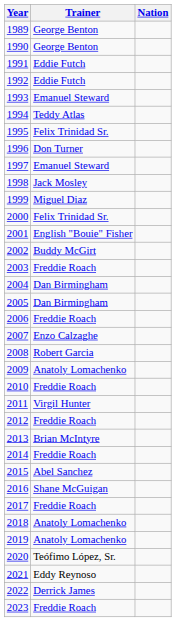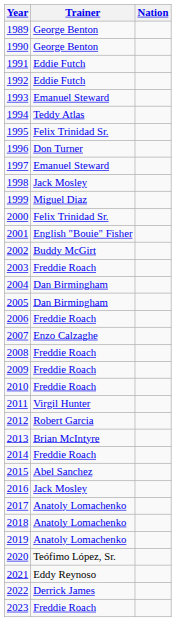(63, 353) Robert Garcia -> (65, 353) Freddie Roach
(80, 370) Anatoly Lomachenko -> (65, 370) Freddie Roach
(65, 421) Freddie Roach -> (63, 421) Robert Garcia
(71, 489) Shane McGuigan -> (60, 489) Jack Mosley
(65, 506) Freddie Roach -> (80, 506) Anatoly Lomachenko
